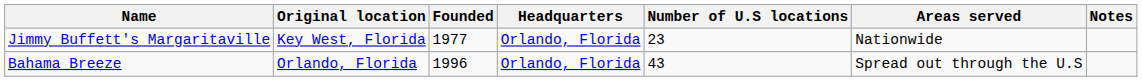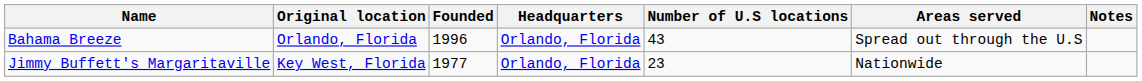rows swapped: (65, 64) <-> (139, 40)
